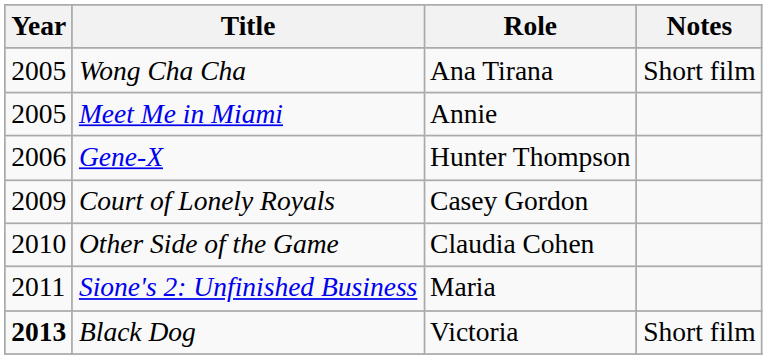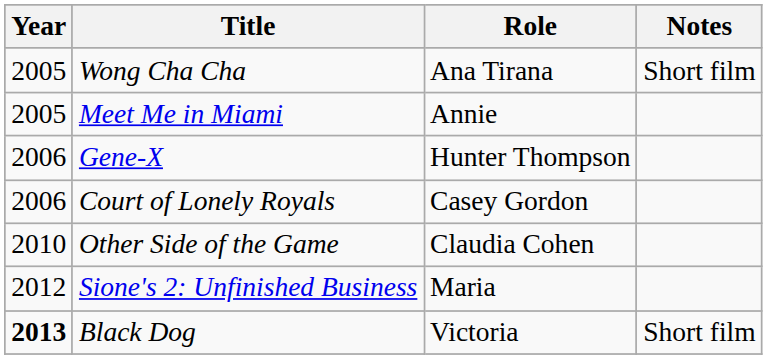(39, 200) 2009 -> (39, 200) 2006
(38, 288) 2011 -> (39, 288) 2012
